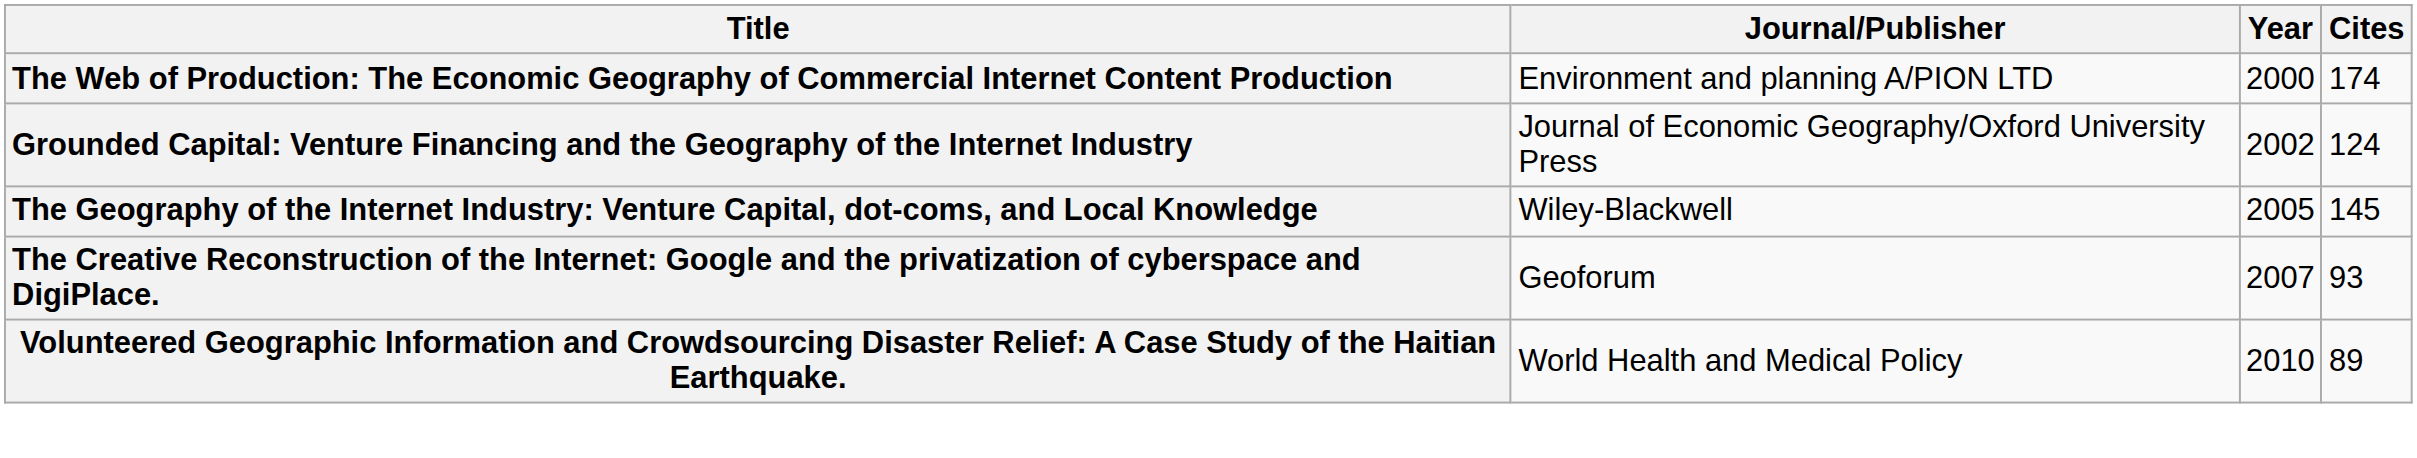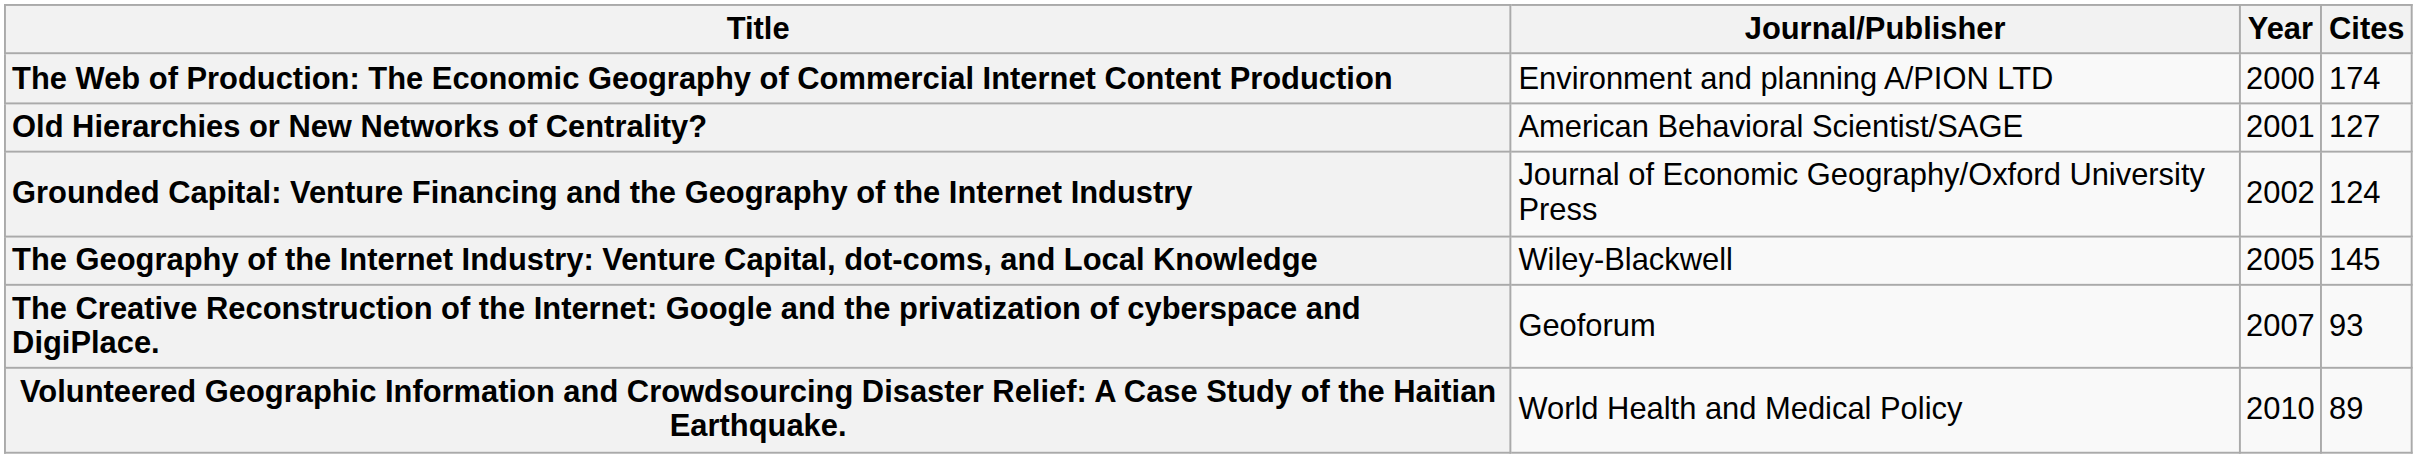+ row: (360, 126)
